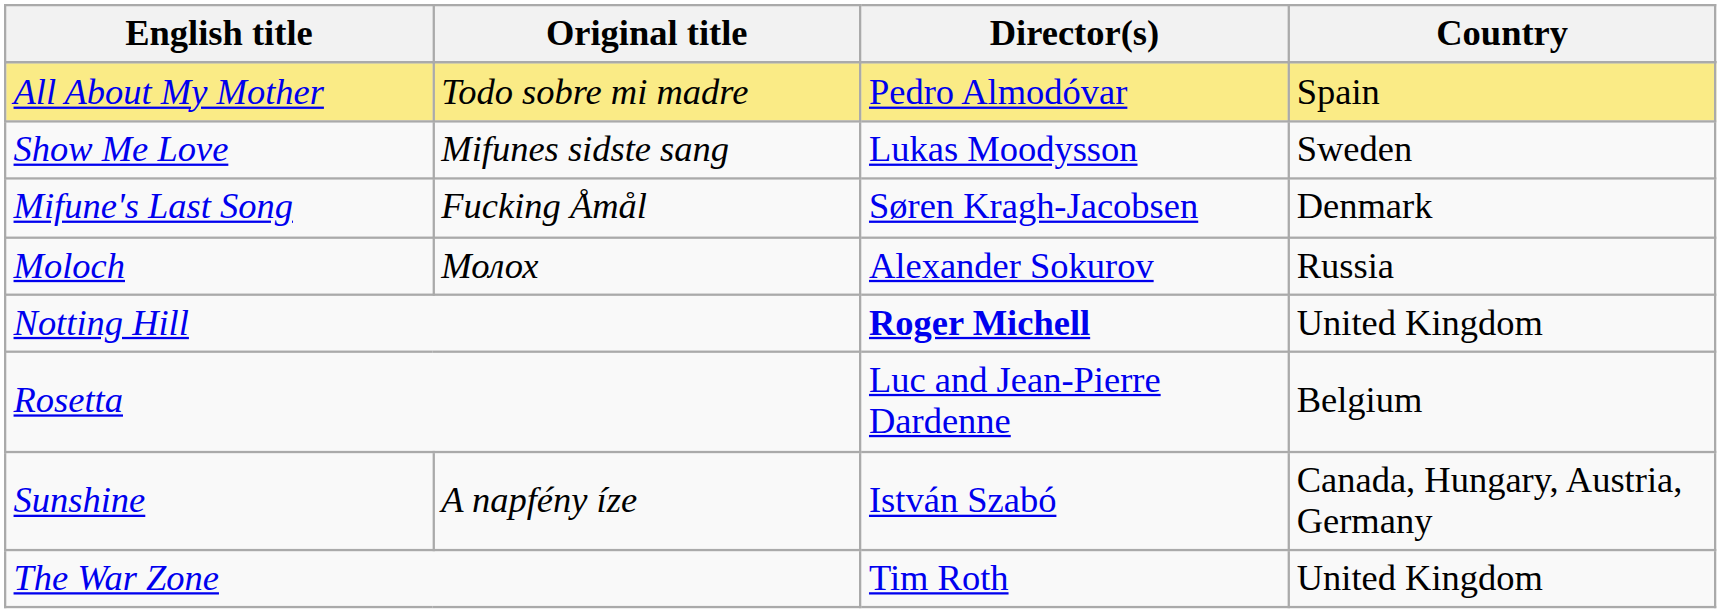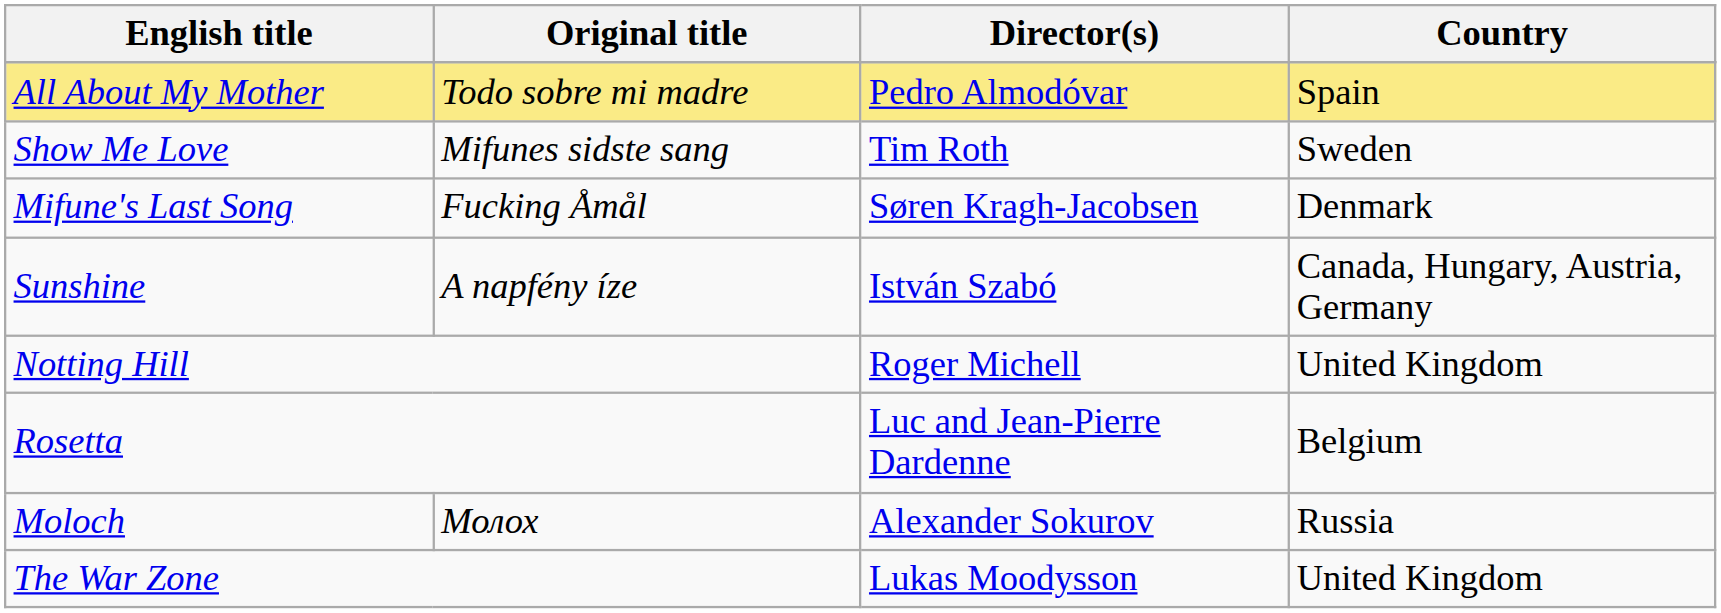(1003, 149) Lukas Moodysson -> (939, 149) Tim Roth
rows swapped: (69, 264) <-> (79, 499)
(980, 322) bold -> (975, 363) normal
(939, 578) Tim Roth -> (1003, 578) Lukas Moodysson
